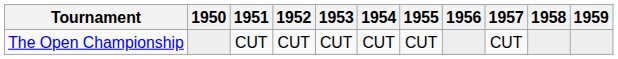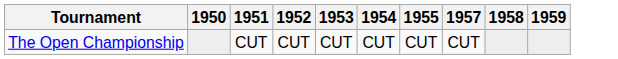- column: (464, 17)
